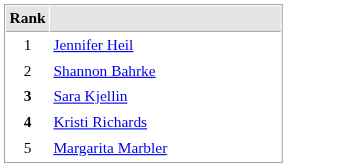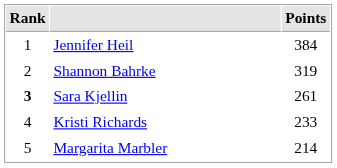+ column: (306, 18)
(28, 122) bold -> (28, 122) normal
